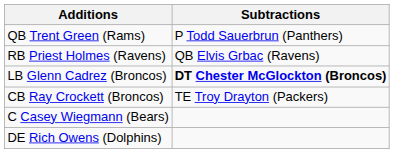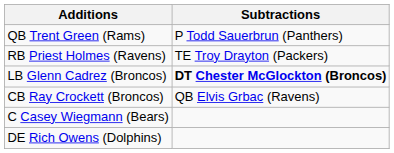(247, 55) QB Elvis Grbac (Ravens) -> (251, 55) TE Troy Drayton (Packers)
(251, 96) TE Troy Drayton (Packers) -> (247, 96) QB Elvis Grbac (Ravens)
